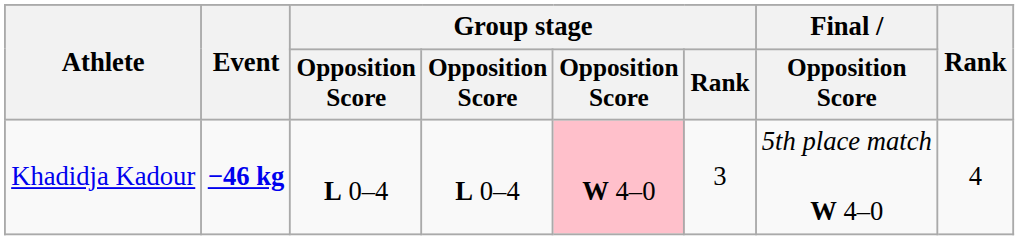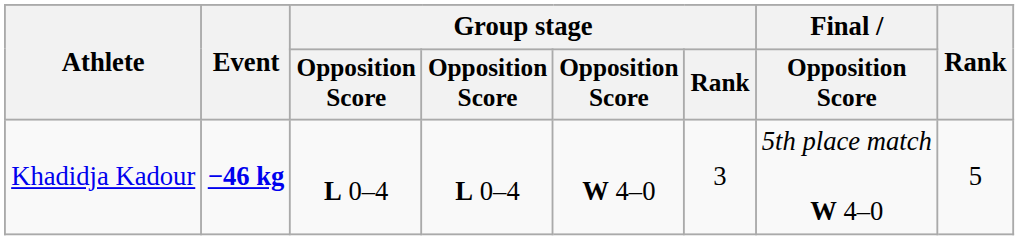(619, 192) pink background -> (619, 192) no background
(975, 176) 4 -> (975, 176) 5
